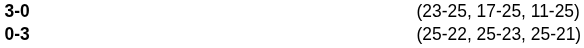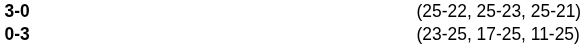(498, 11) (23-25, 17-25, 11-25) -> (499, 11) (25-22, 25-23, 25-21)
(499, 34) (25-22, 25-23, 25-21) -> (498, 34) (23-25, 17-25, 11-25)
